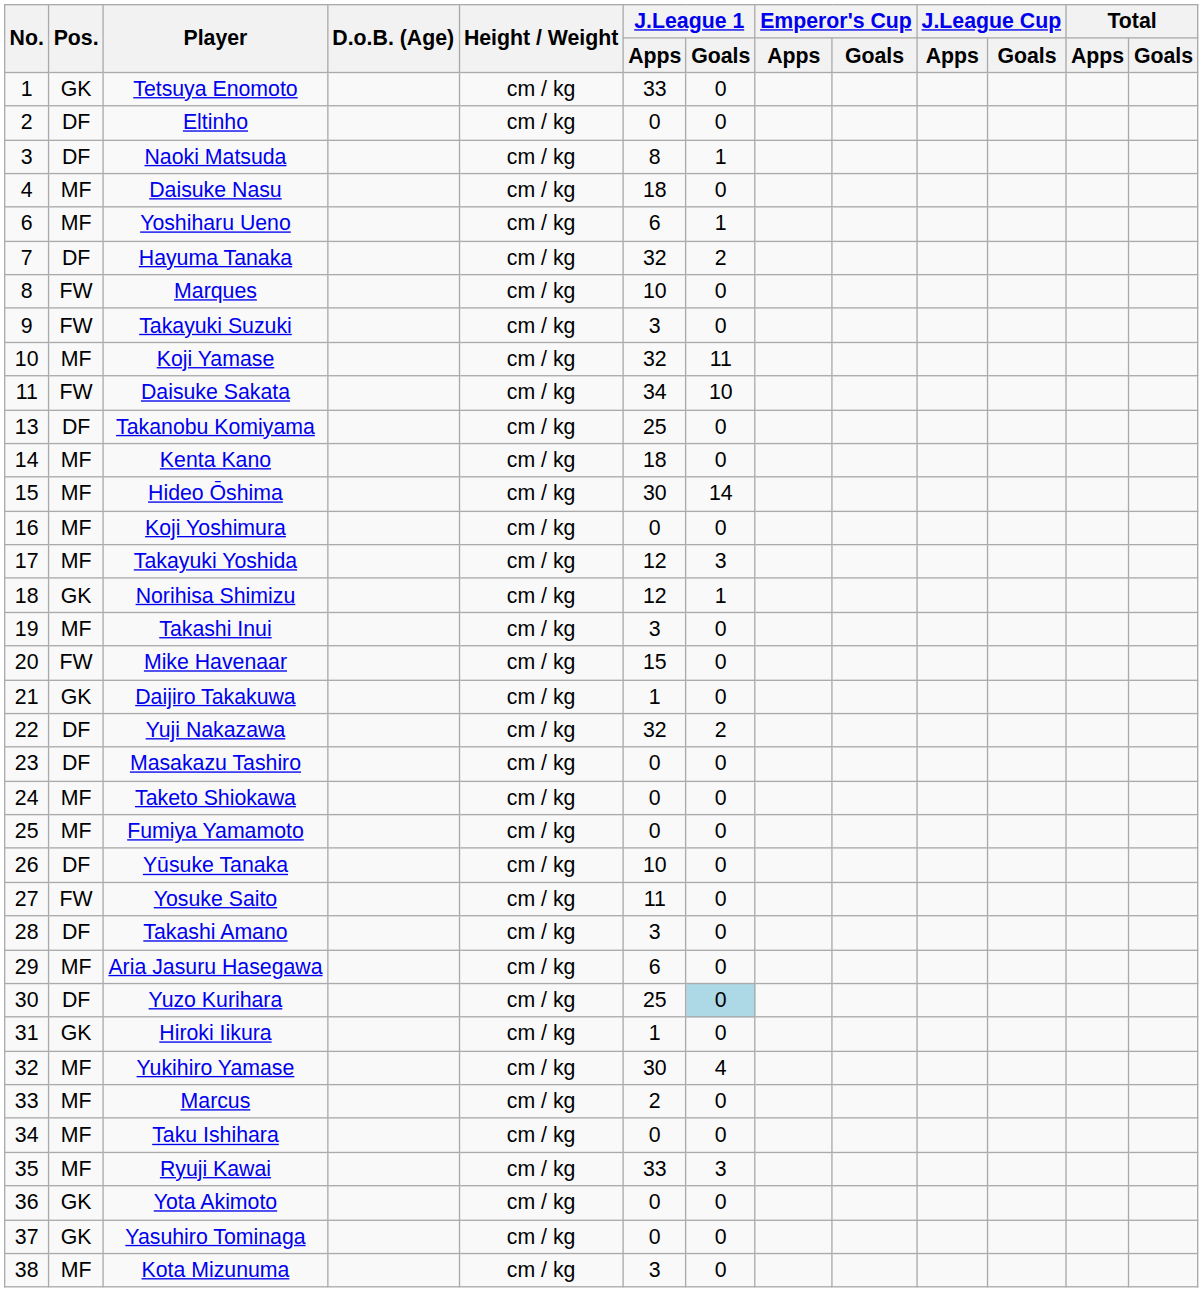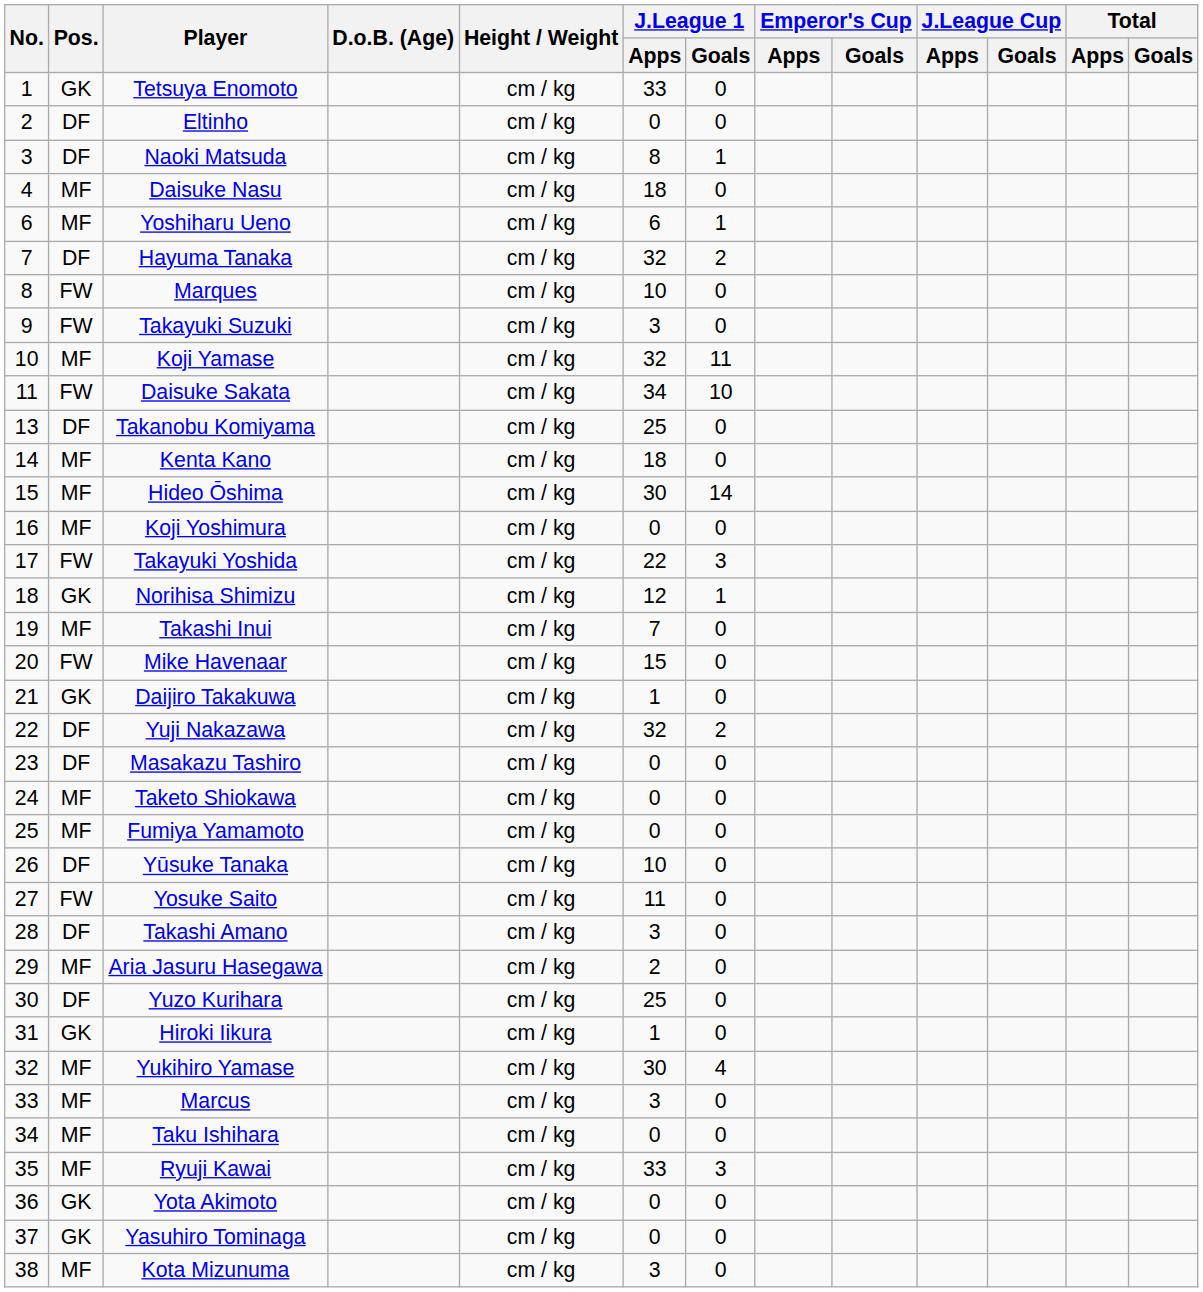(76, 561) MF -> (76, 561) FW
(655, 561) 12 -> (655, 561) 22
(655, 628) 3 -> (655, 628) 7
(655, 966) 6 -> (655, 966) 2
(721, 1000) lightblue background -> (721, 1000) no background
(655, 1101) 2 -> (655, 1101) 3
